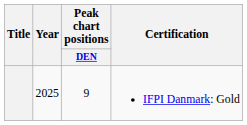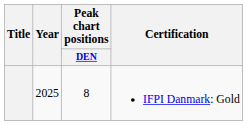(86, 93) 9 -> (86, 93) 8
